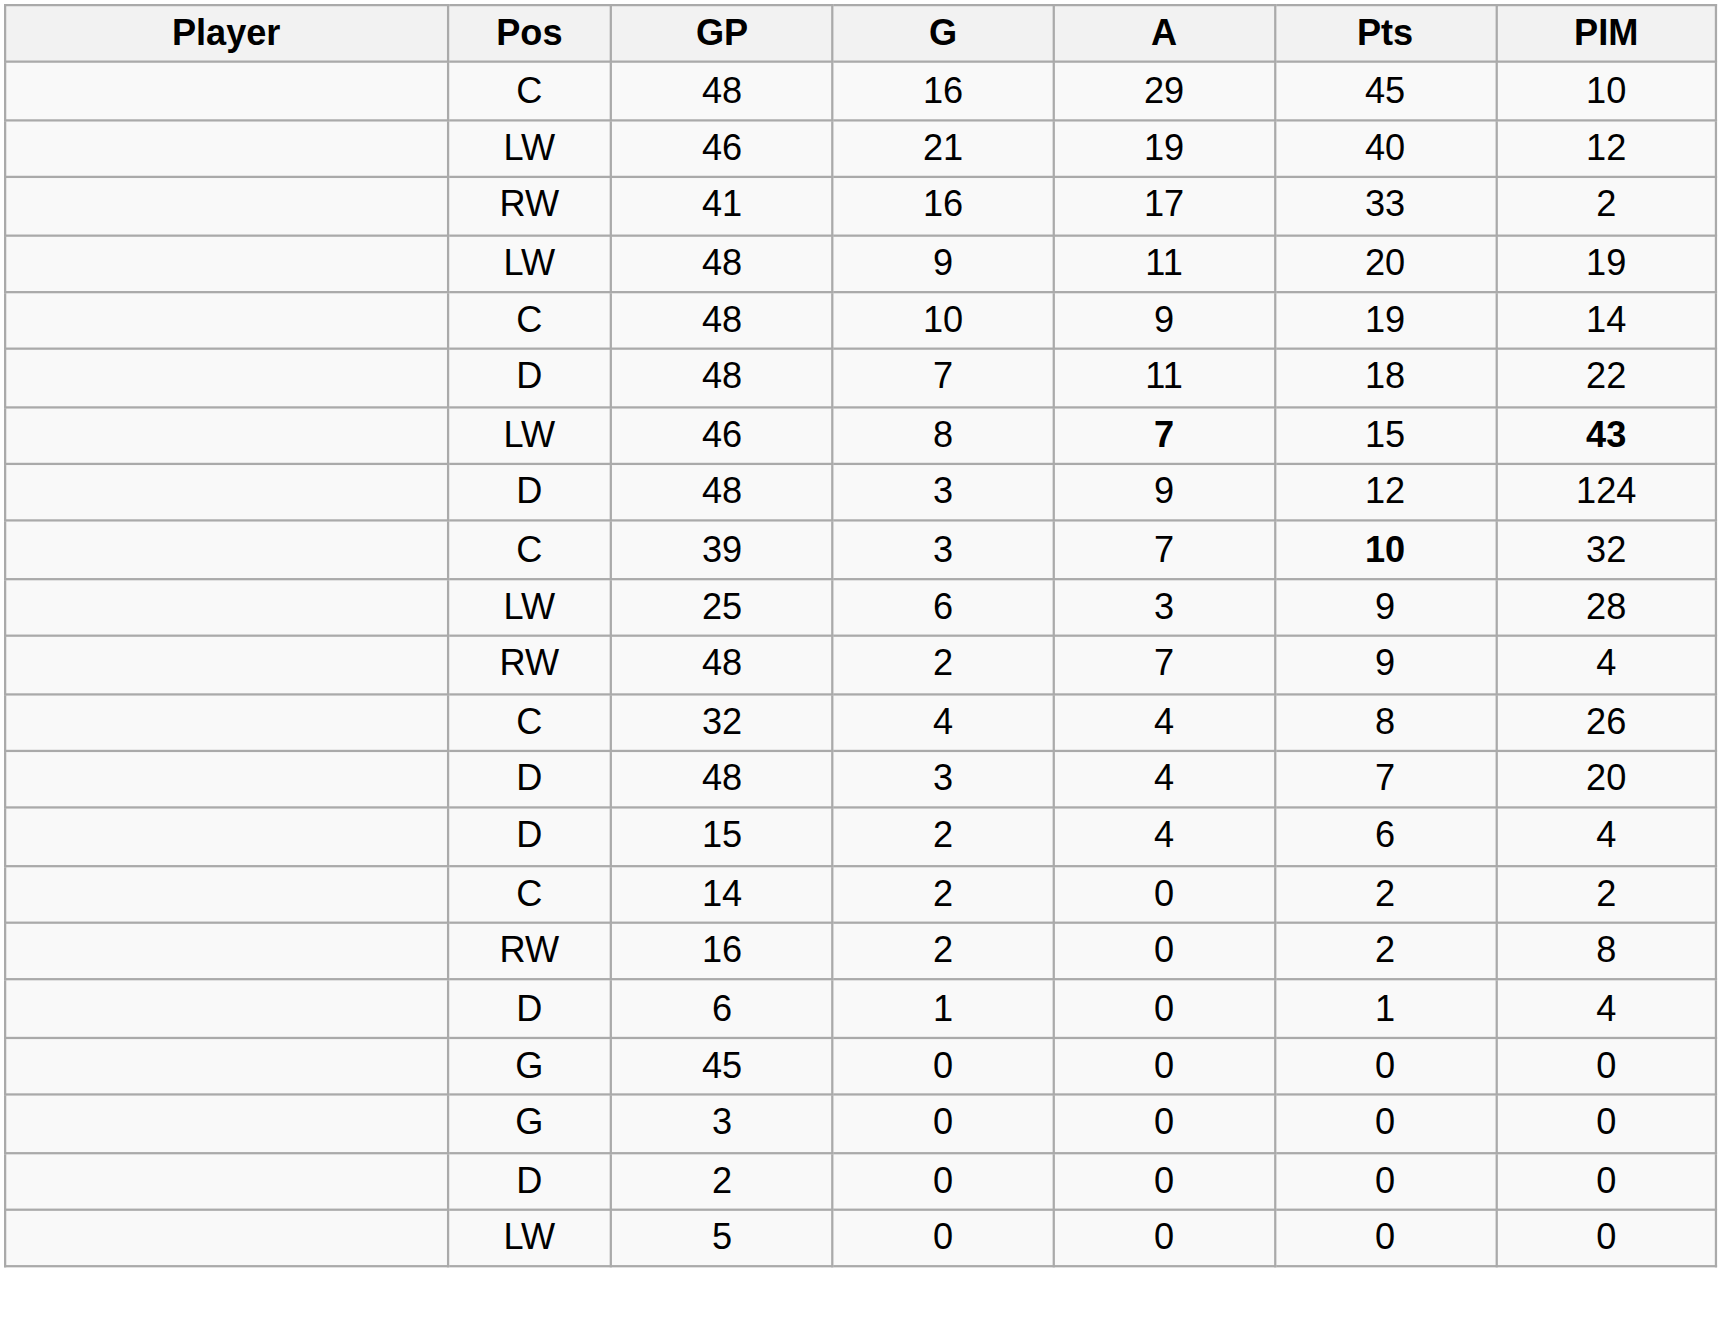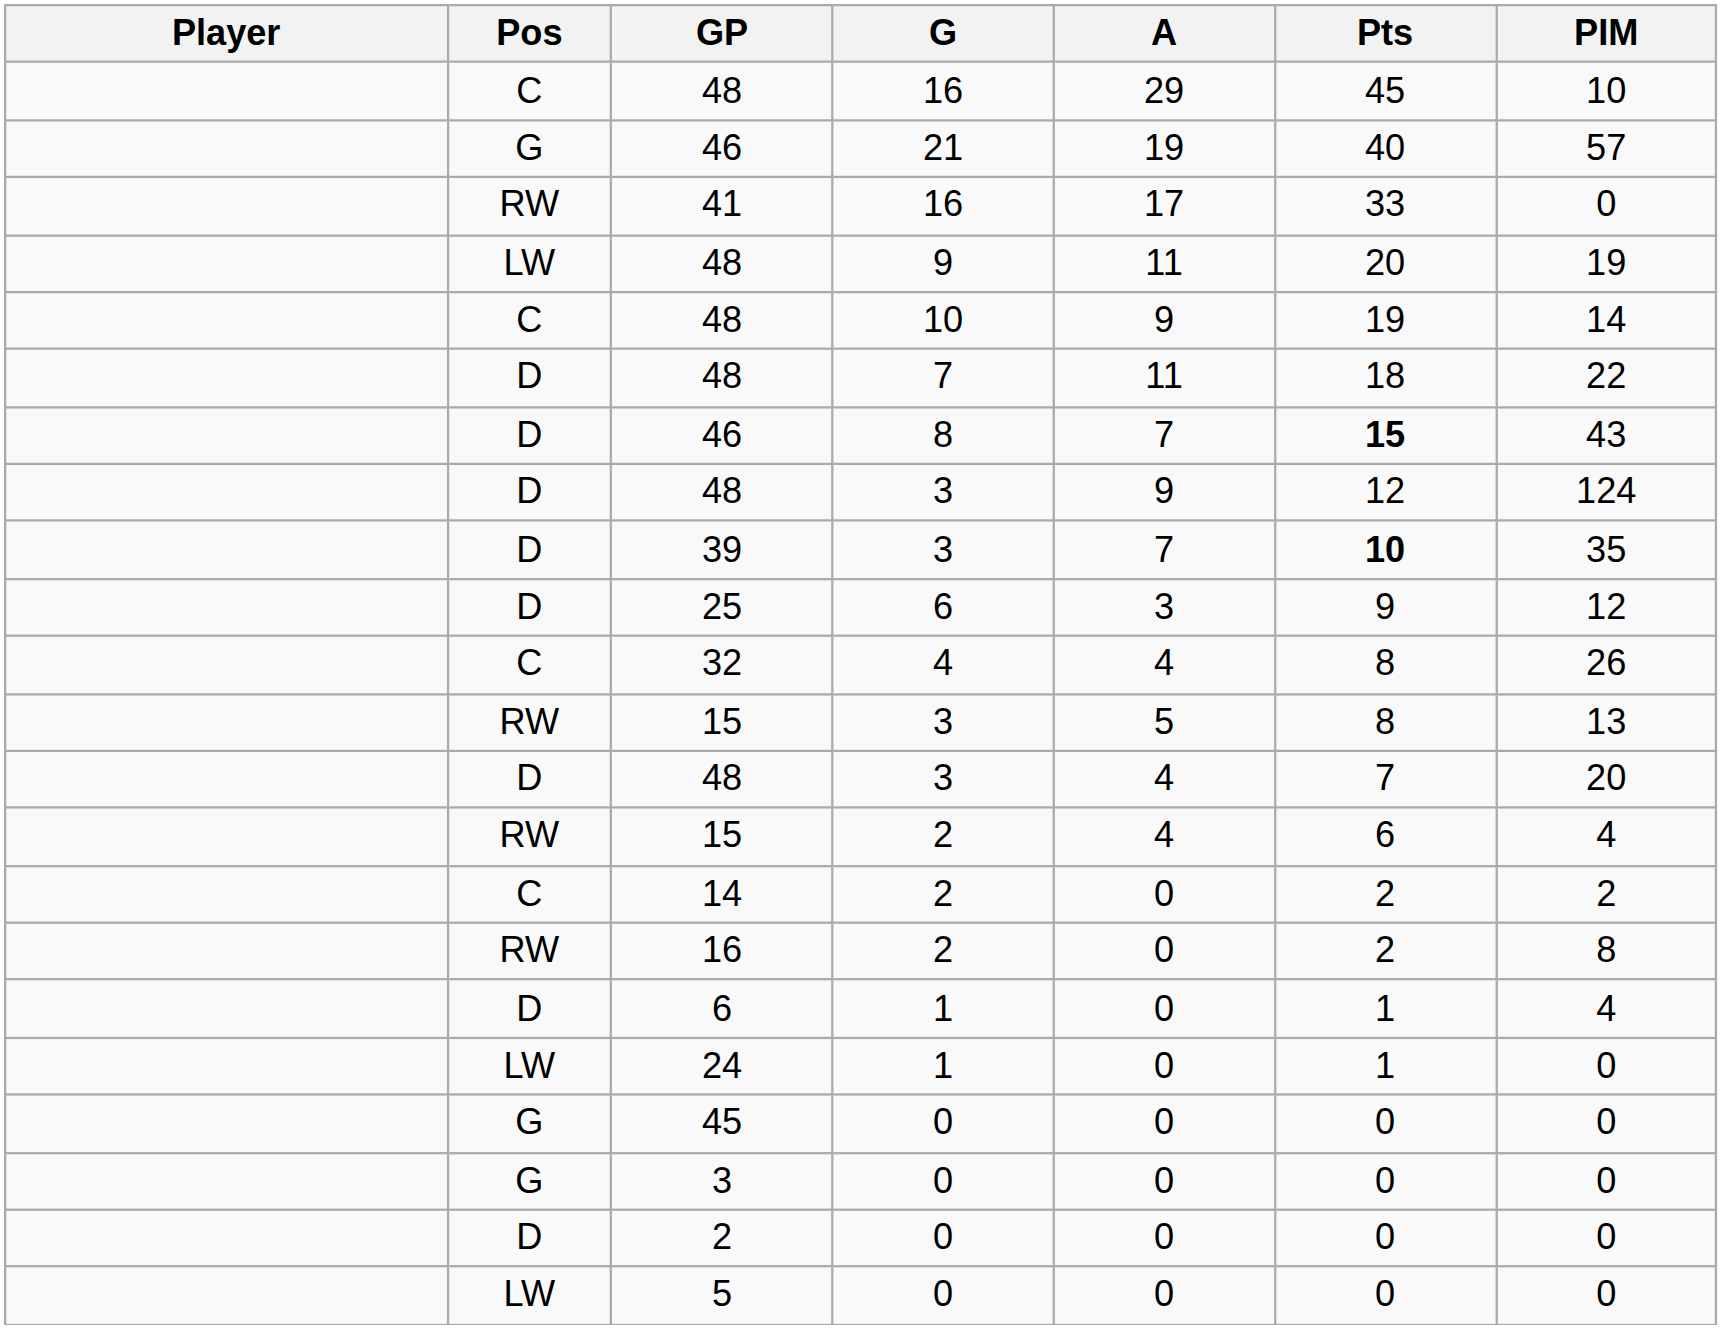(529, 147) LW -> (529, 147) G
(1606, 147) 12 -> (1606, 147) 57
(1606, 205) 2 -> (1606, 205) 0
(529, 434) LW -> (529, 434) D
(1164, 434) bold -> (1164, 434) normal
(1385, 434) normal -> (1385, 434) bold
(1606, 434) bold -> (1606, 434) normal
(529, 549) C -> (529, 549) D
(1606, 549) 32 -> (1606, 549) 35
(529, 606) LW -> (529, 606) D
(1606, 606) 28 -> (1606, 606) 12
- row: (722, 663)
+ row: (722, 721)
(529, 836) D -> (529, 836) RW
+ row: (722, 1065)
